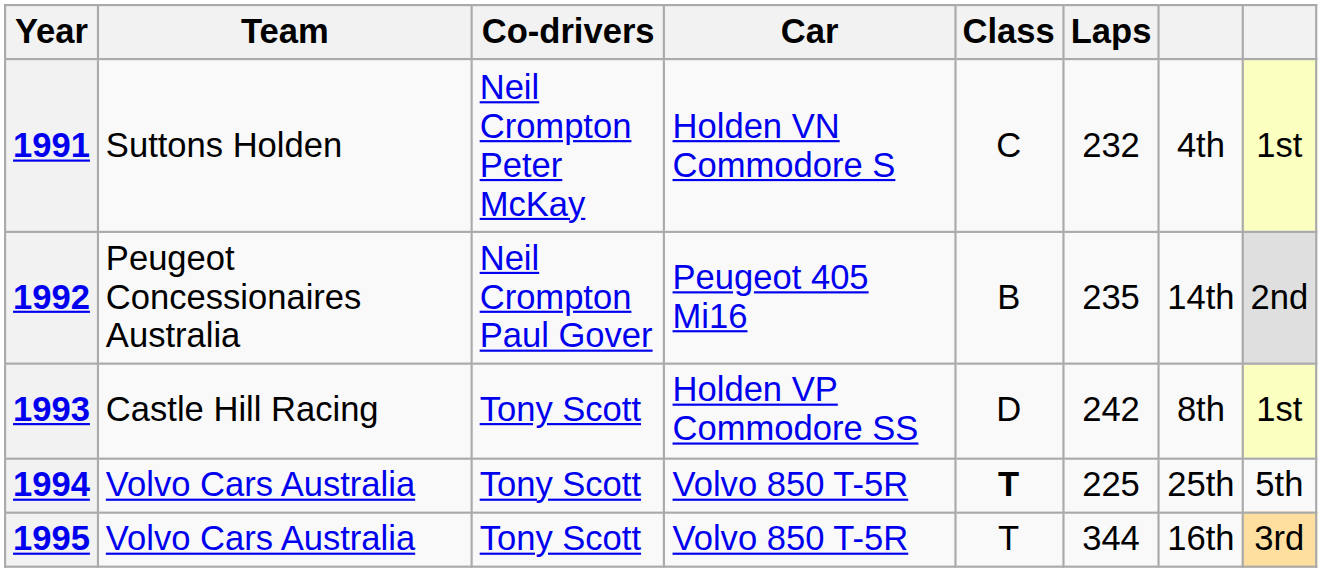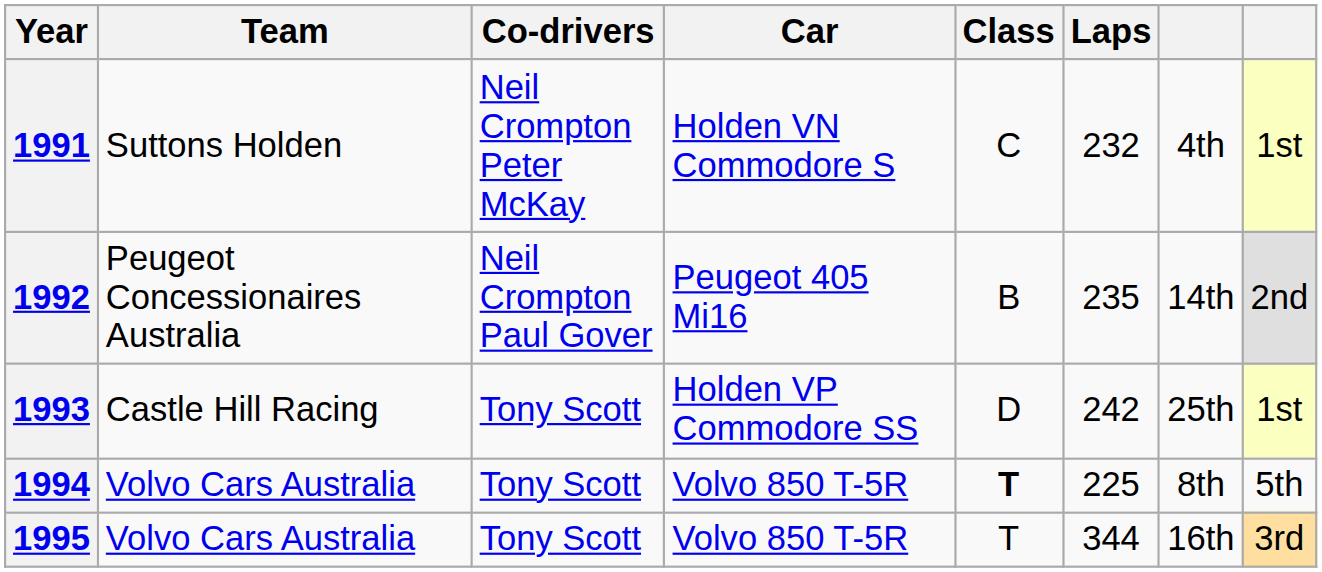(1201, 410) 8th -> (1201, 410) 25th
(1201, 484) 25th -> (1201, 484) 8th
